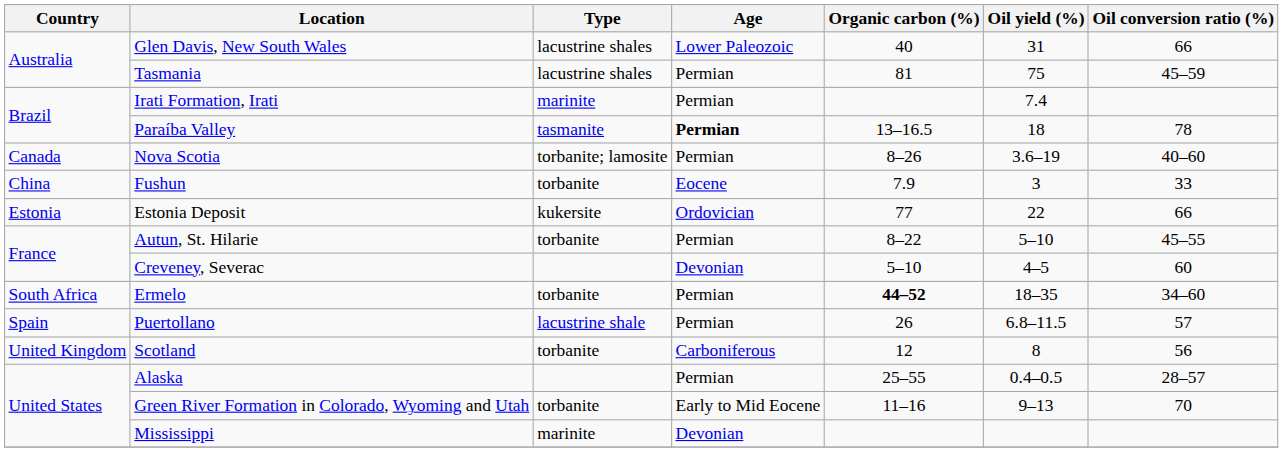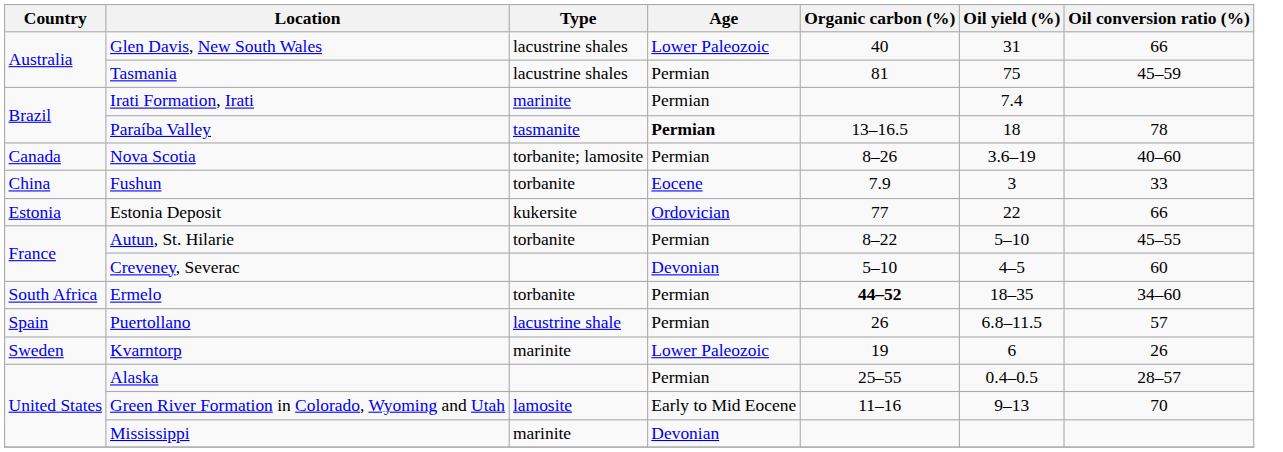+ row: (146, 350)
- row: (165, 350)
(568, 405) torbanite -> (543, 405) lamosite
